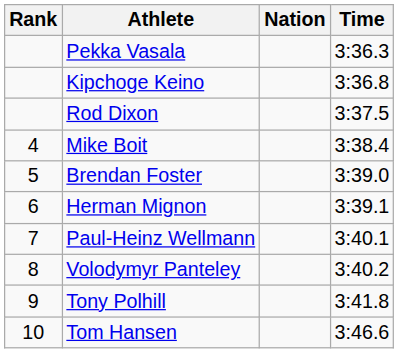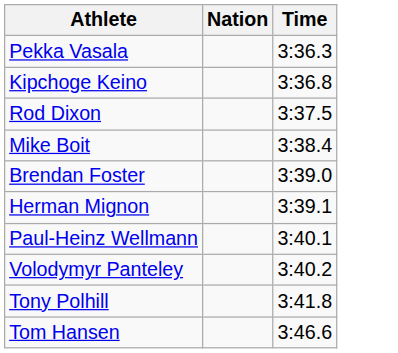- column: (33, 20)
